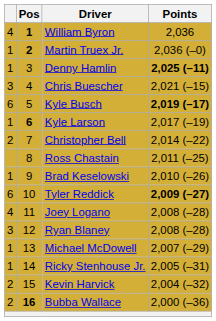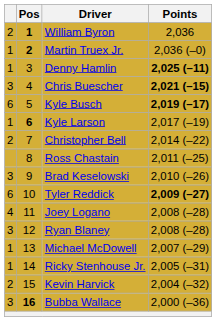(10, 32) 4 -> (10, 32) 2
(180, 86) normal -> (180, 86) bold
(10, 176) 1 -> (10, 176) 3
(10, 302) 2 -> (10, 302) 3
